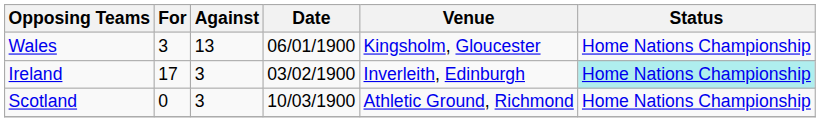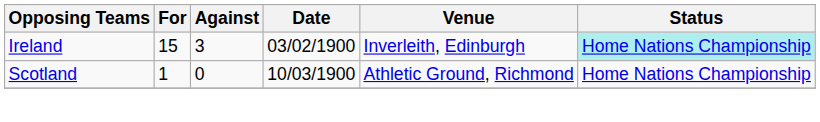- row: (33, 46)
(168, 74) 17 -> (168, 46) 15
(163, 102) 0 -> (163, 74) 1
(200, 102) 3 -> (200, 74) 0
